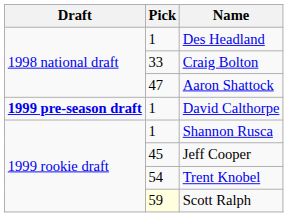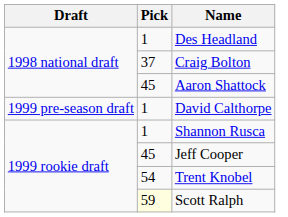(156, 62) 33 -> (148, 62) 37
(156, 85) 47 -> (148, 85) 45
(75, 108) bold -> (71, 108) normal
